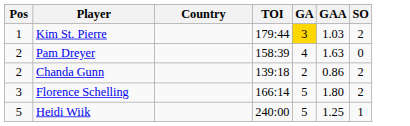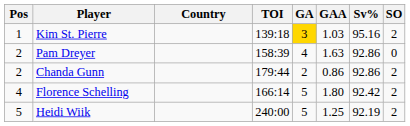+ column: (366, 14)
(272, 33) 179:44 -> (272, 33) 139:18
(272, 72) 139:18 -> (272, 72) 179:44
(19, 92) 3 -> (19, 92) 4
(361, 111) 1 -> (394, 111) 2
